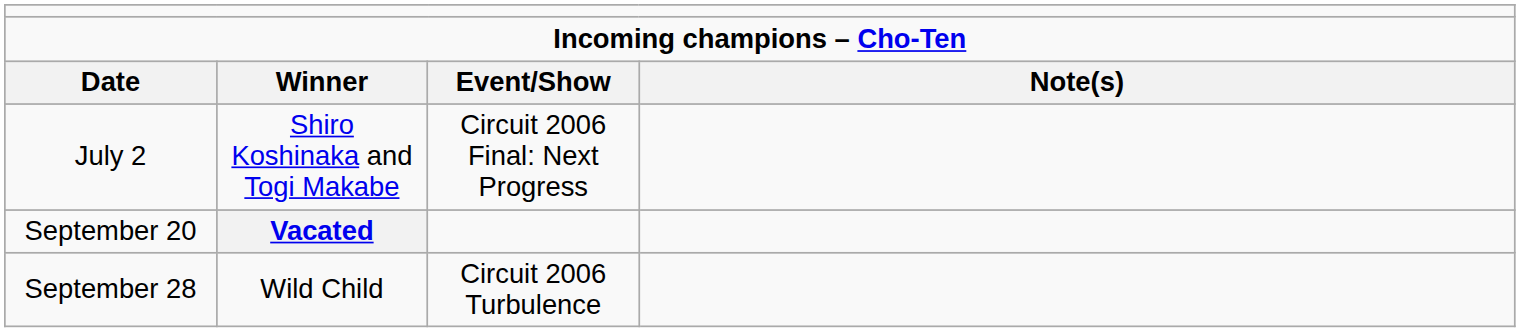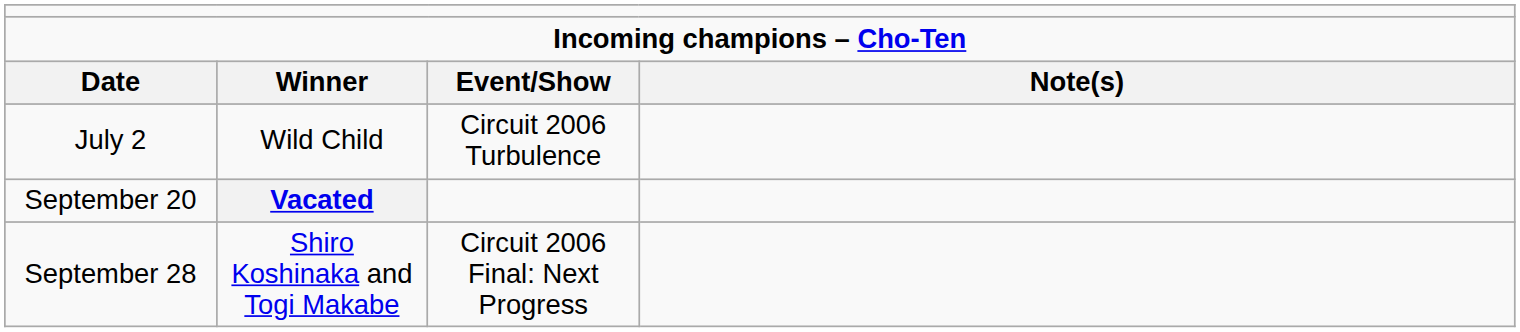(322, 156) Shiro Koshinaka and Togi Makabe -> (322, 140) Wild Child
(533, 156) Circuit 2006 Final: Next Progress -> (533, 140) Circuit 2006 Turbulence
(322, 289) Wild Child -> (322, 273) Shiro Koshinaka and Togi Makabe
(533, 289) Circuit 2006 Turbulence -> (533, 273) Circuit 2006 Final: Next Progress
